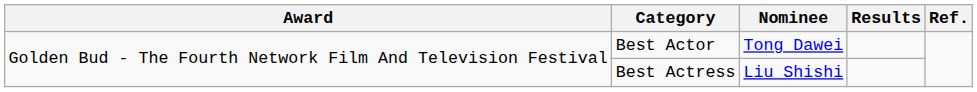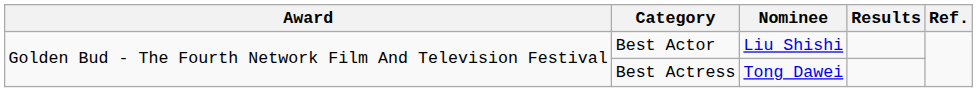(793, 45) Tong Dawei -> (793, 45) Liu Shishi
(793, 72) Liu Shishi -> (793, 72) Tong Dawei
